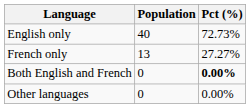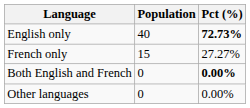(221, 34) normal -> (222, 34) bold
(144, 53) 13 -> (144, 53) 15
